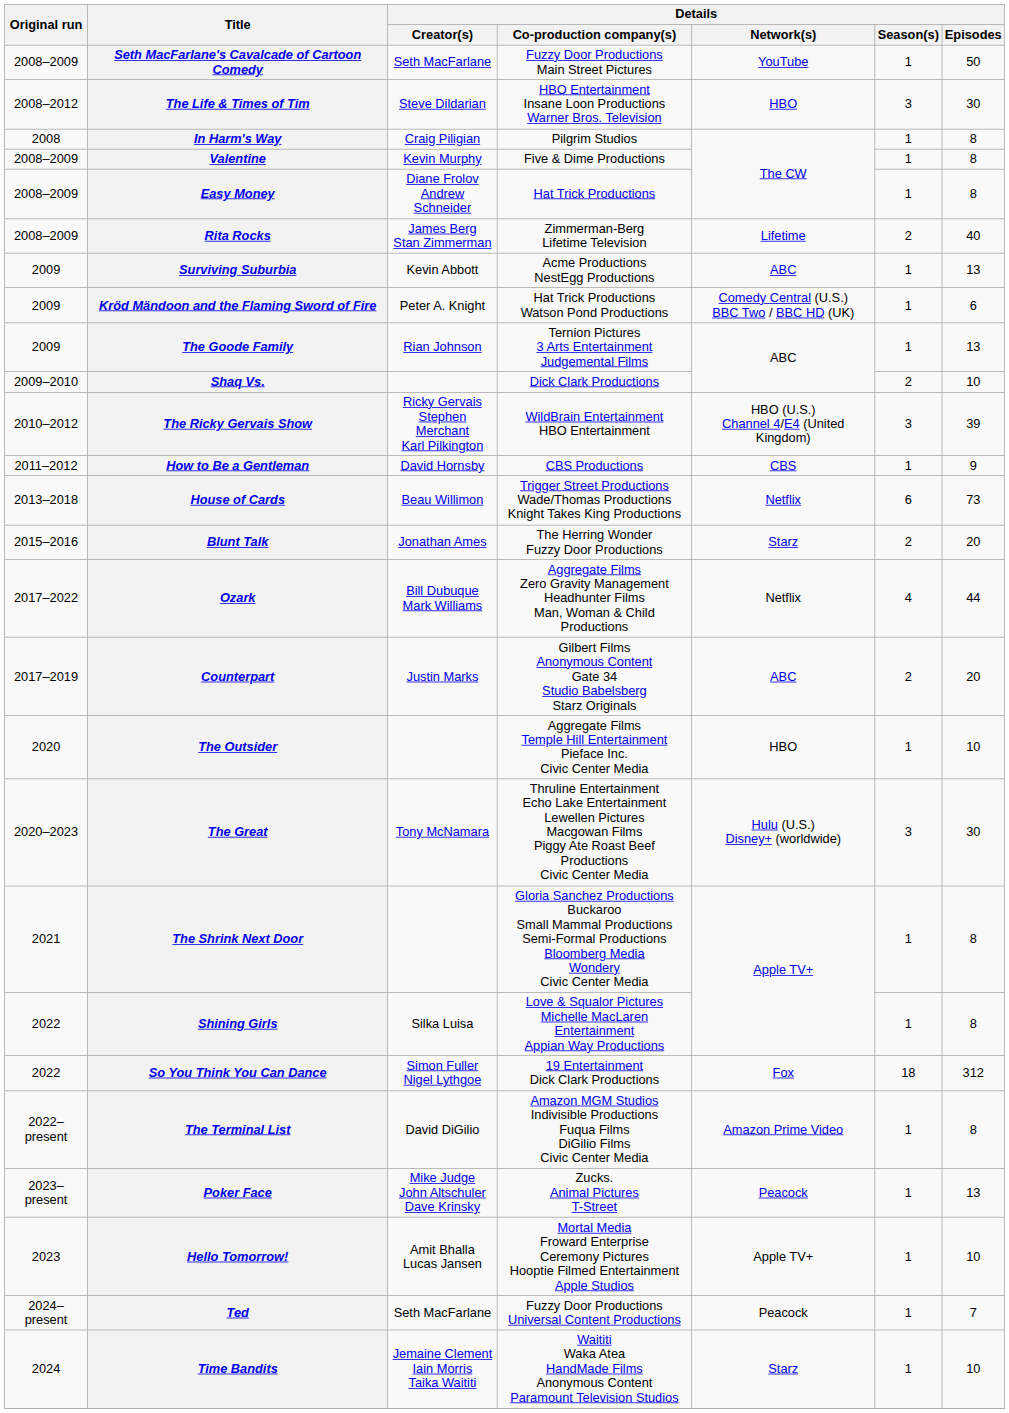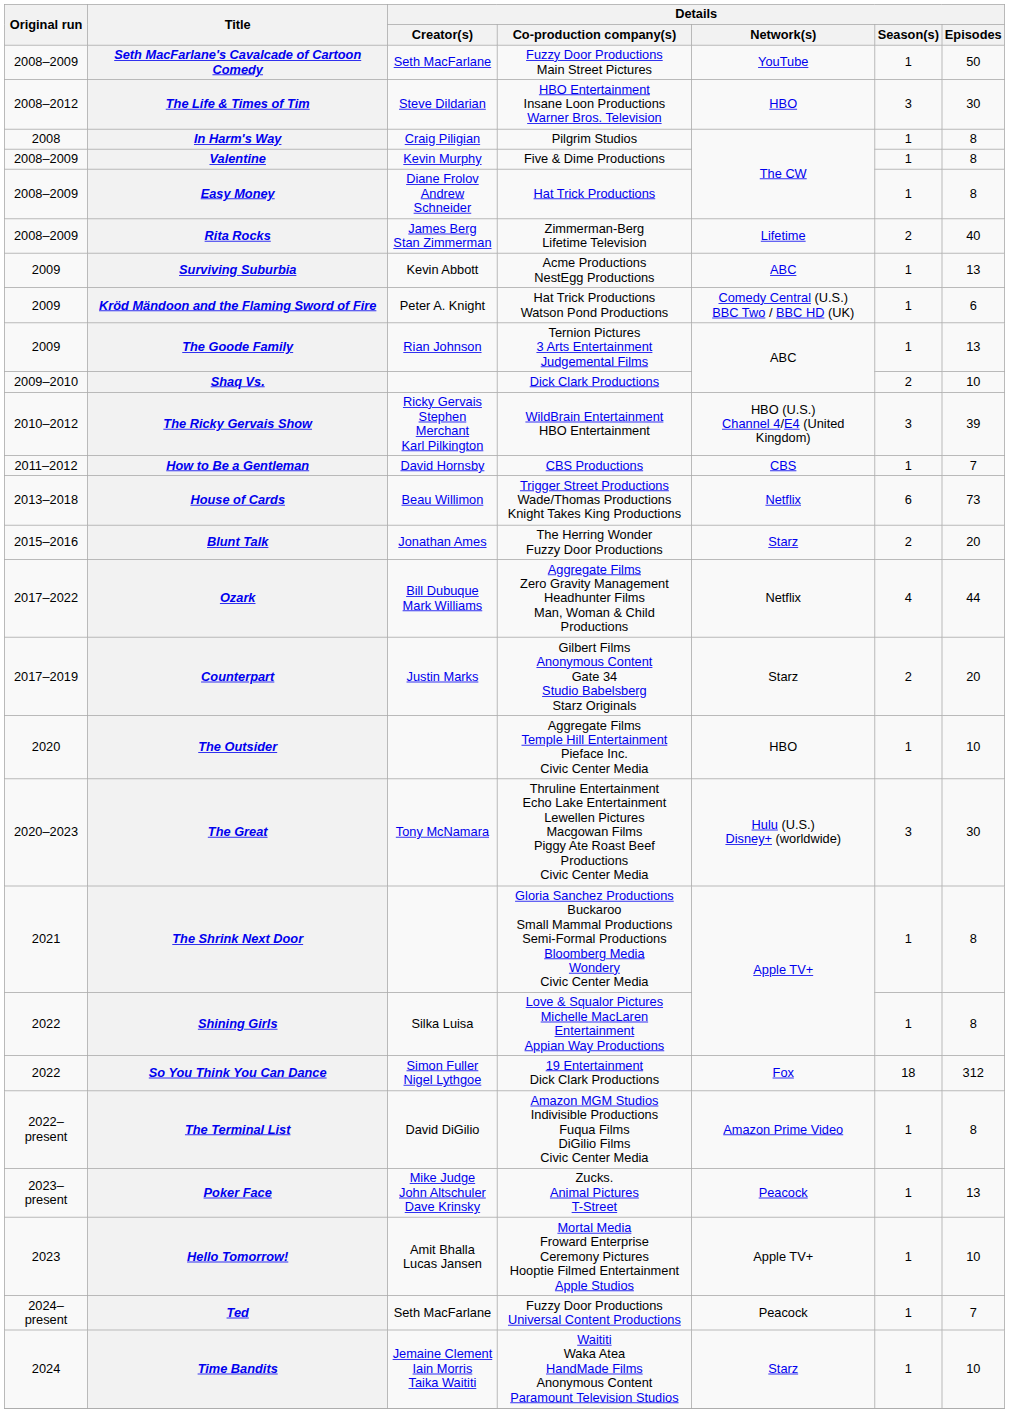(973, 465) 9 -> (973, 465) 7
(783, 676) ABC -> (783, 676) Starz
